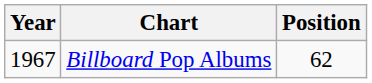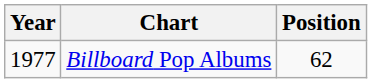(33, 58) 1967 -> (33, 58) 1977
